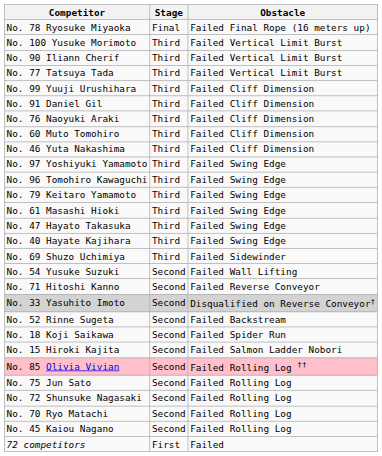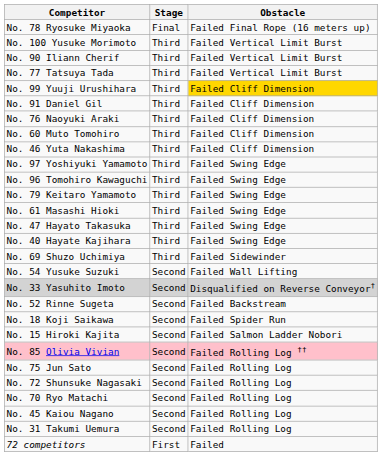(252, 88) no background -> (252, 88) gold background
- row: (63, 287)
+ row: (63, 429)
